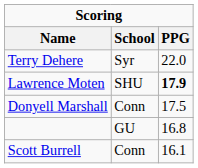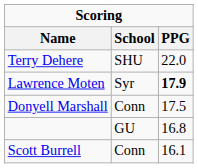(124, 60) Syr -> (129, 60) SHU
(129, 83) SHU -> (124, 83) Syr
